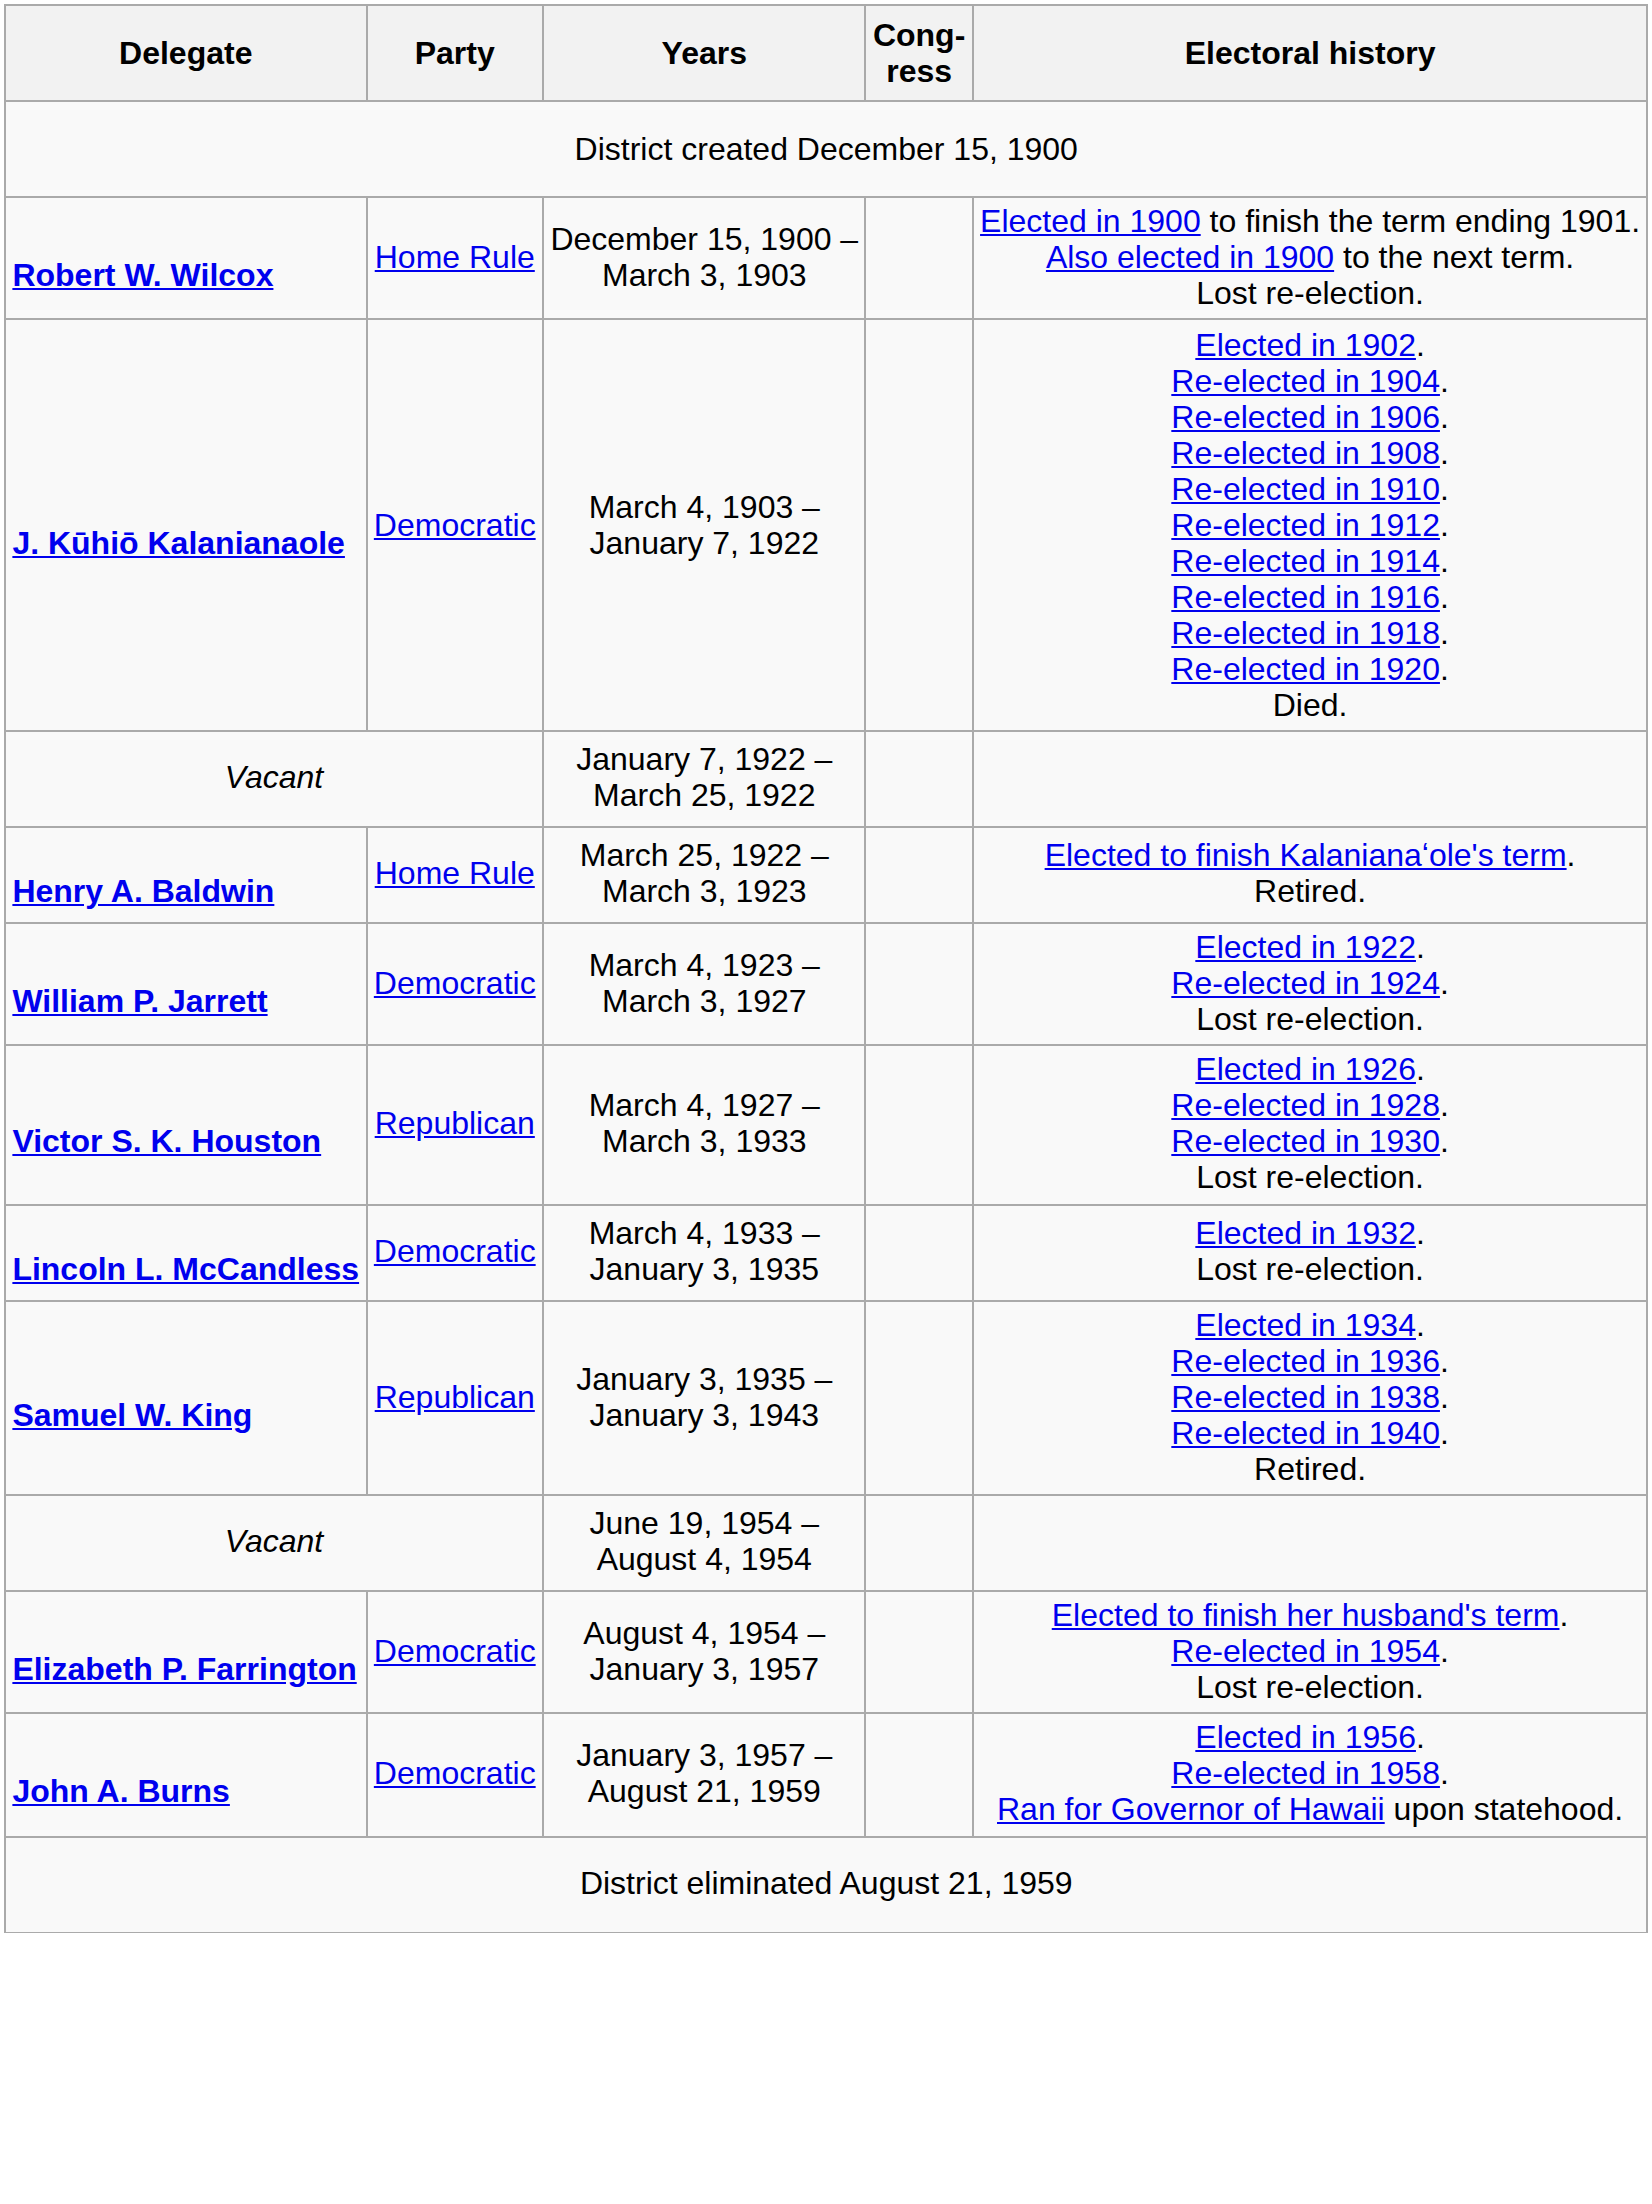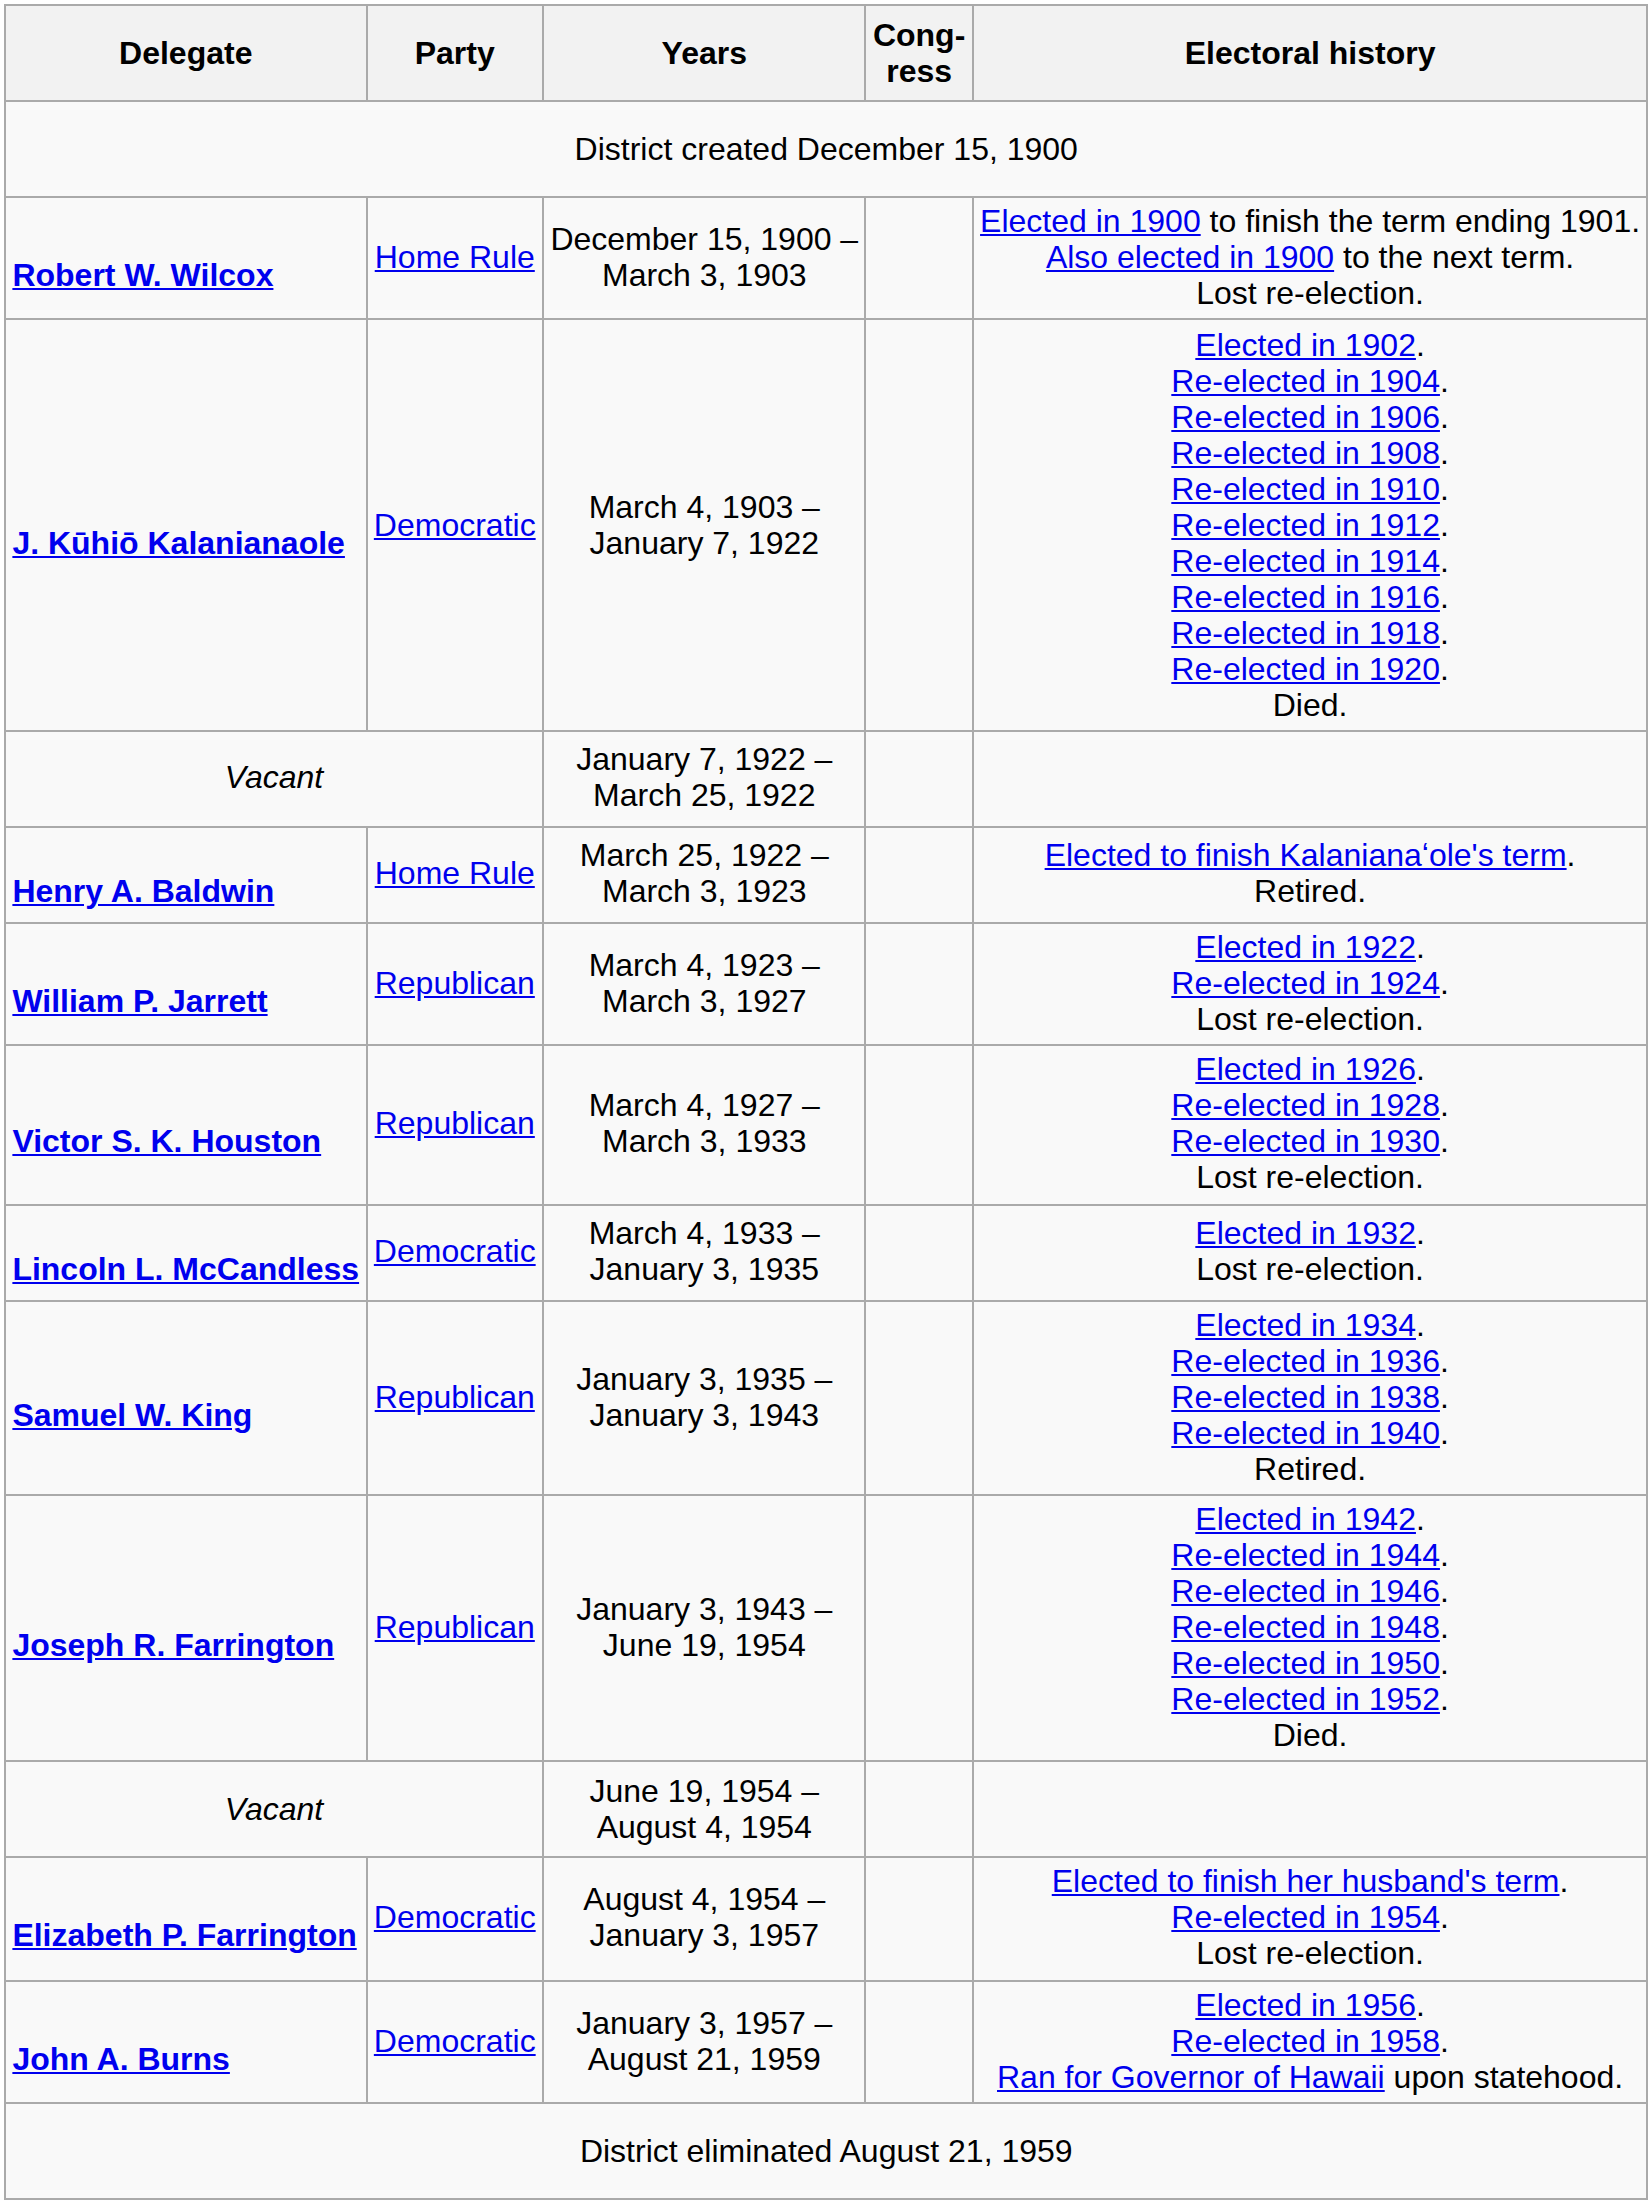(455, 983) Democratic -> (455, 983) Republican
+ row: (704, 1627)
